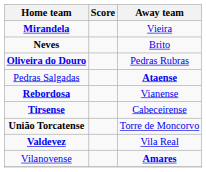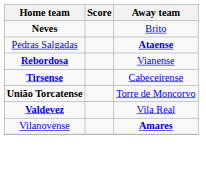- row: (46, 28)
- row: (46, 61)
